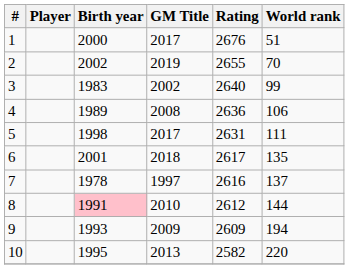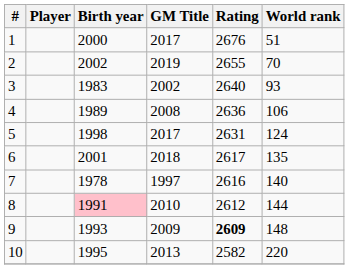(273, 87) 99 -> (273, 87) 93
(276, 134) 111 -> (277, 134) 124
(277, 181) 137 -> (277, 181) 140
(231, 228) normal -> (231, 228) bold
(277, 228) 194 -> (277, 228) 148
